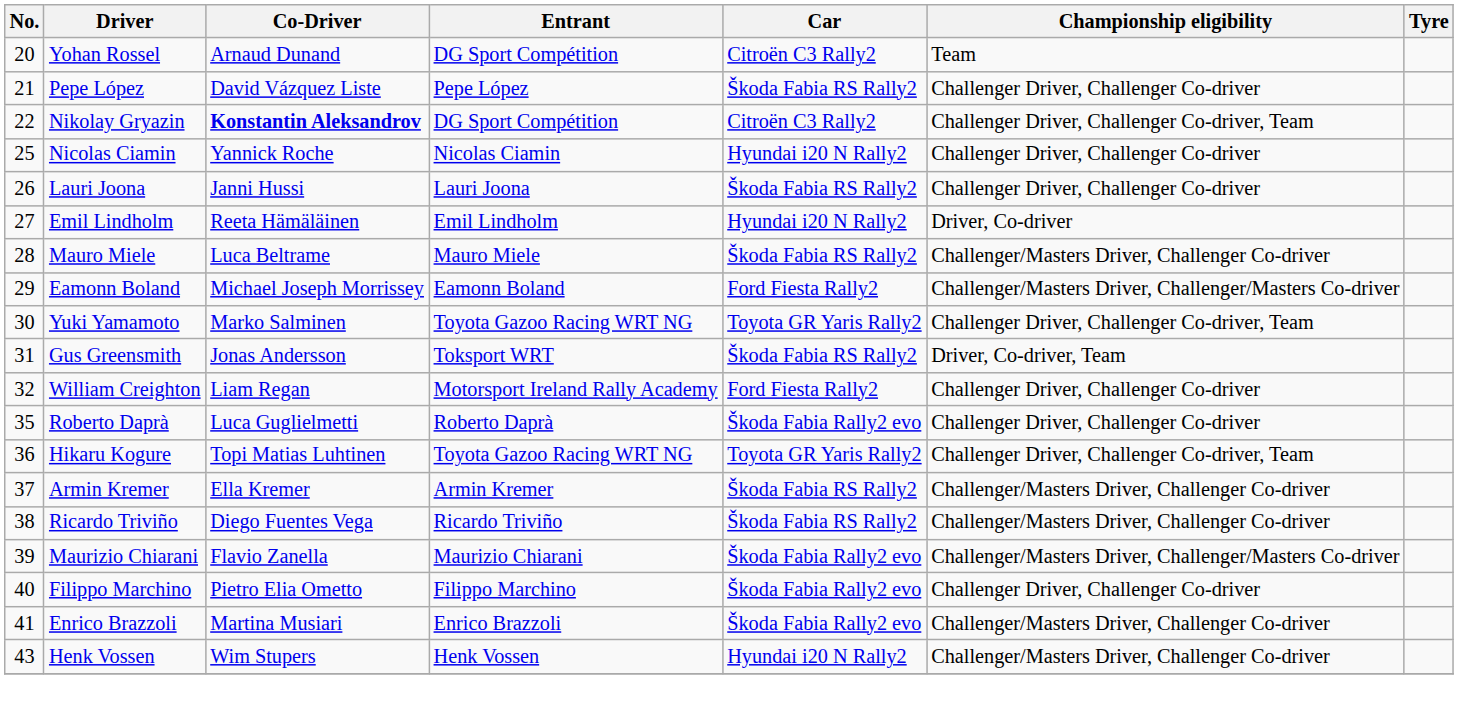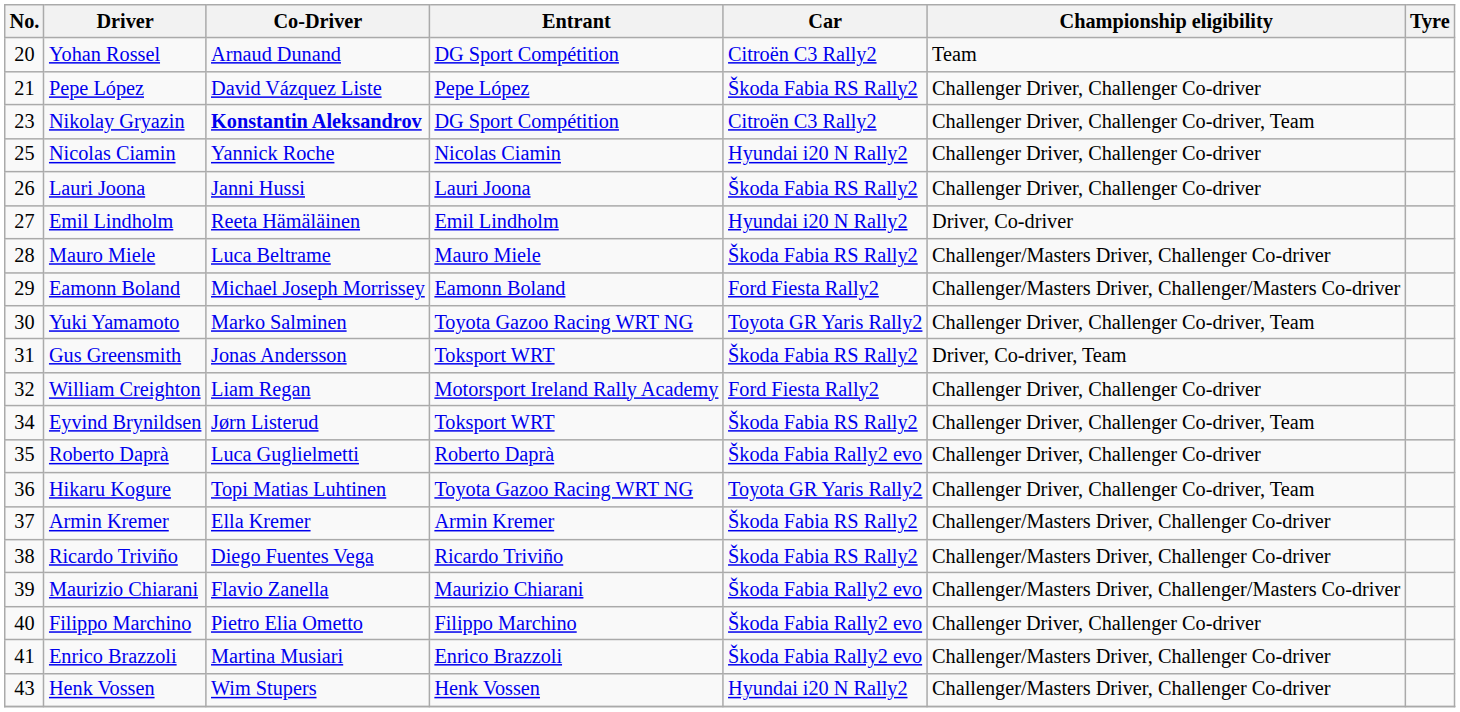(24, 121) 22 -> (24, 121) 23
+ row: (125, 421)
